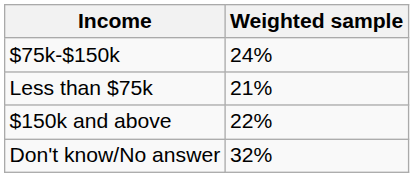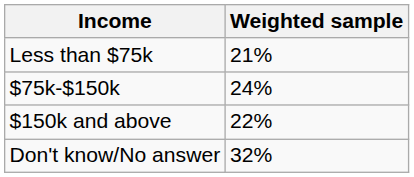rows swapped: (81, 88) <-> (65, 54)
